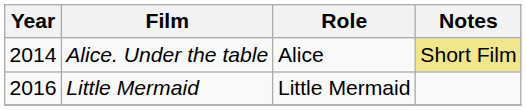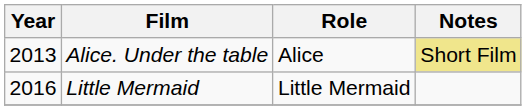(33, 54) 2014 -> (33, 54) 2013
